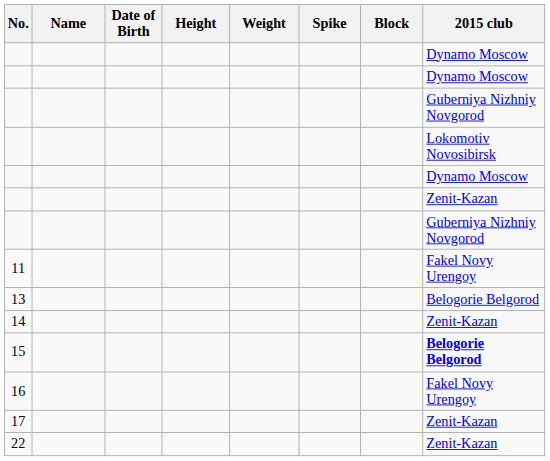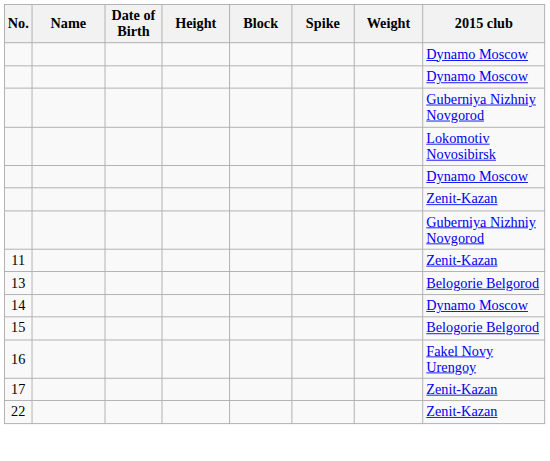columns swapped: (264, 23) <-> (392, 23)
(460, 268) Fakel Novy Urengoy -> (462, 260) Zenit-Kazan
(462, 321) Zenit-Kazan -> (477, 305) Dynamo Moscow
(455, 352) bold -> (483, 328) normal
